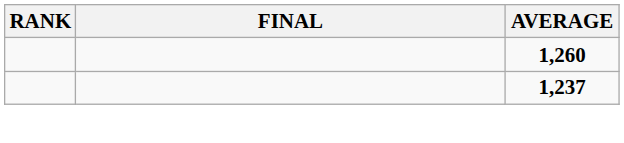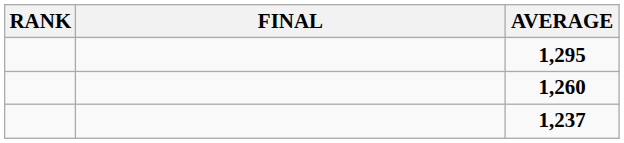+ row: (562, 54)
